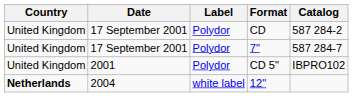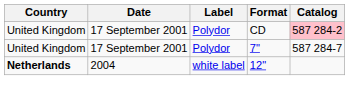(317, 30) no background -> (317, 30) pink background
- row: (264, 65)
